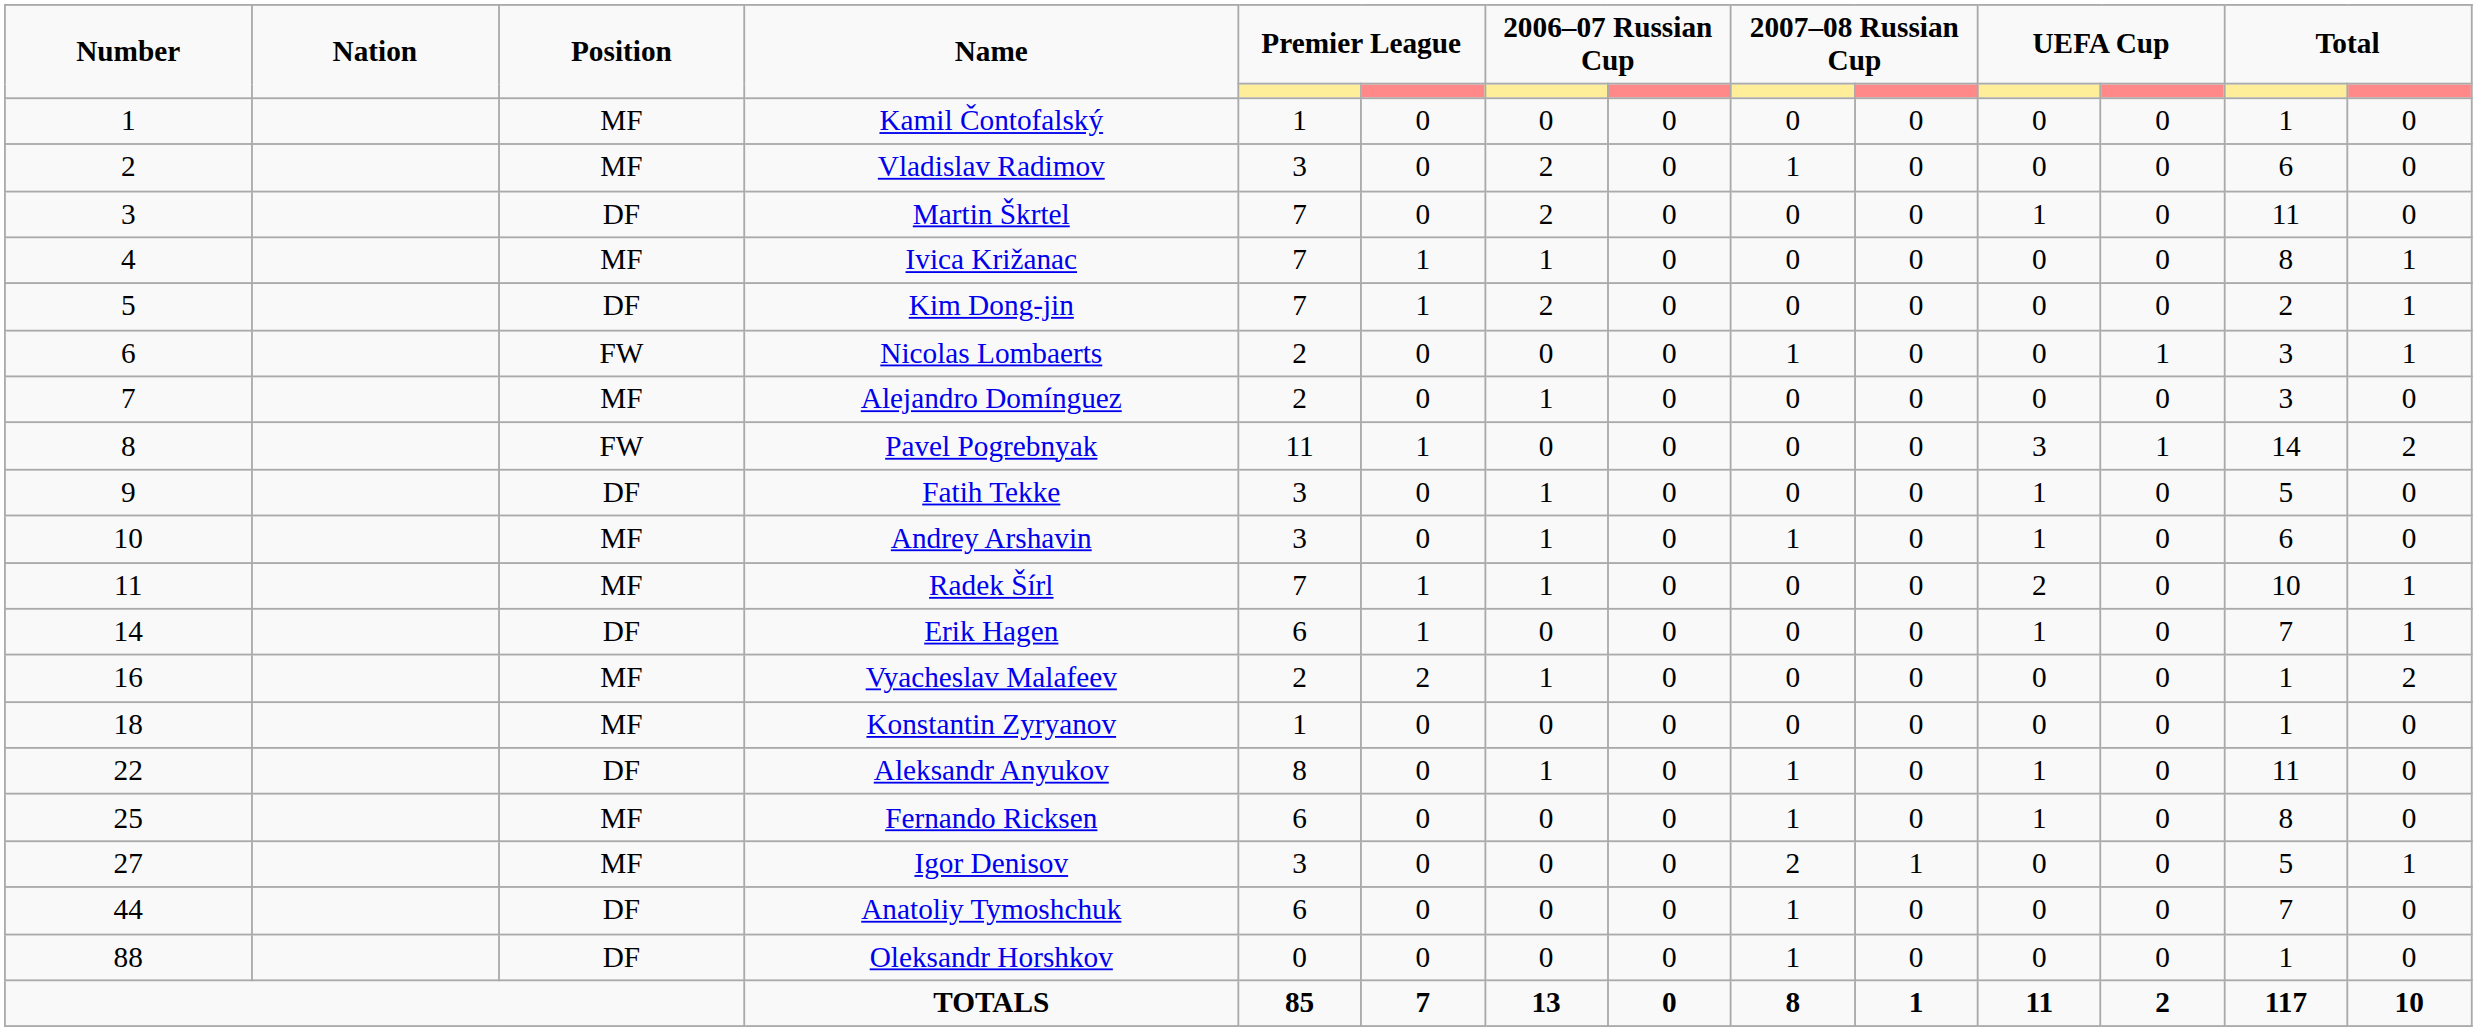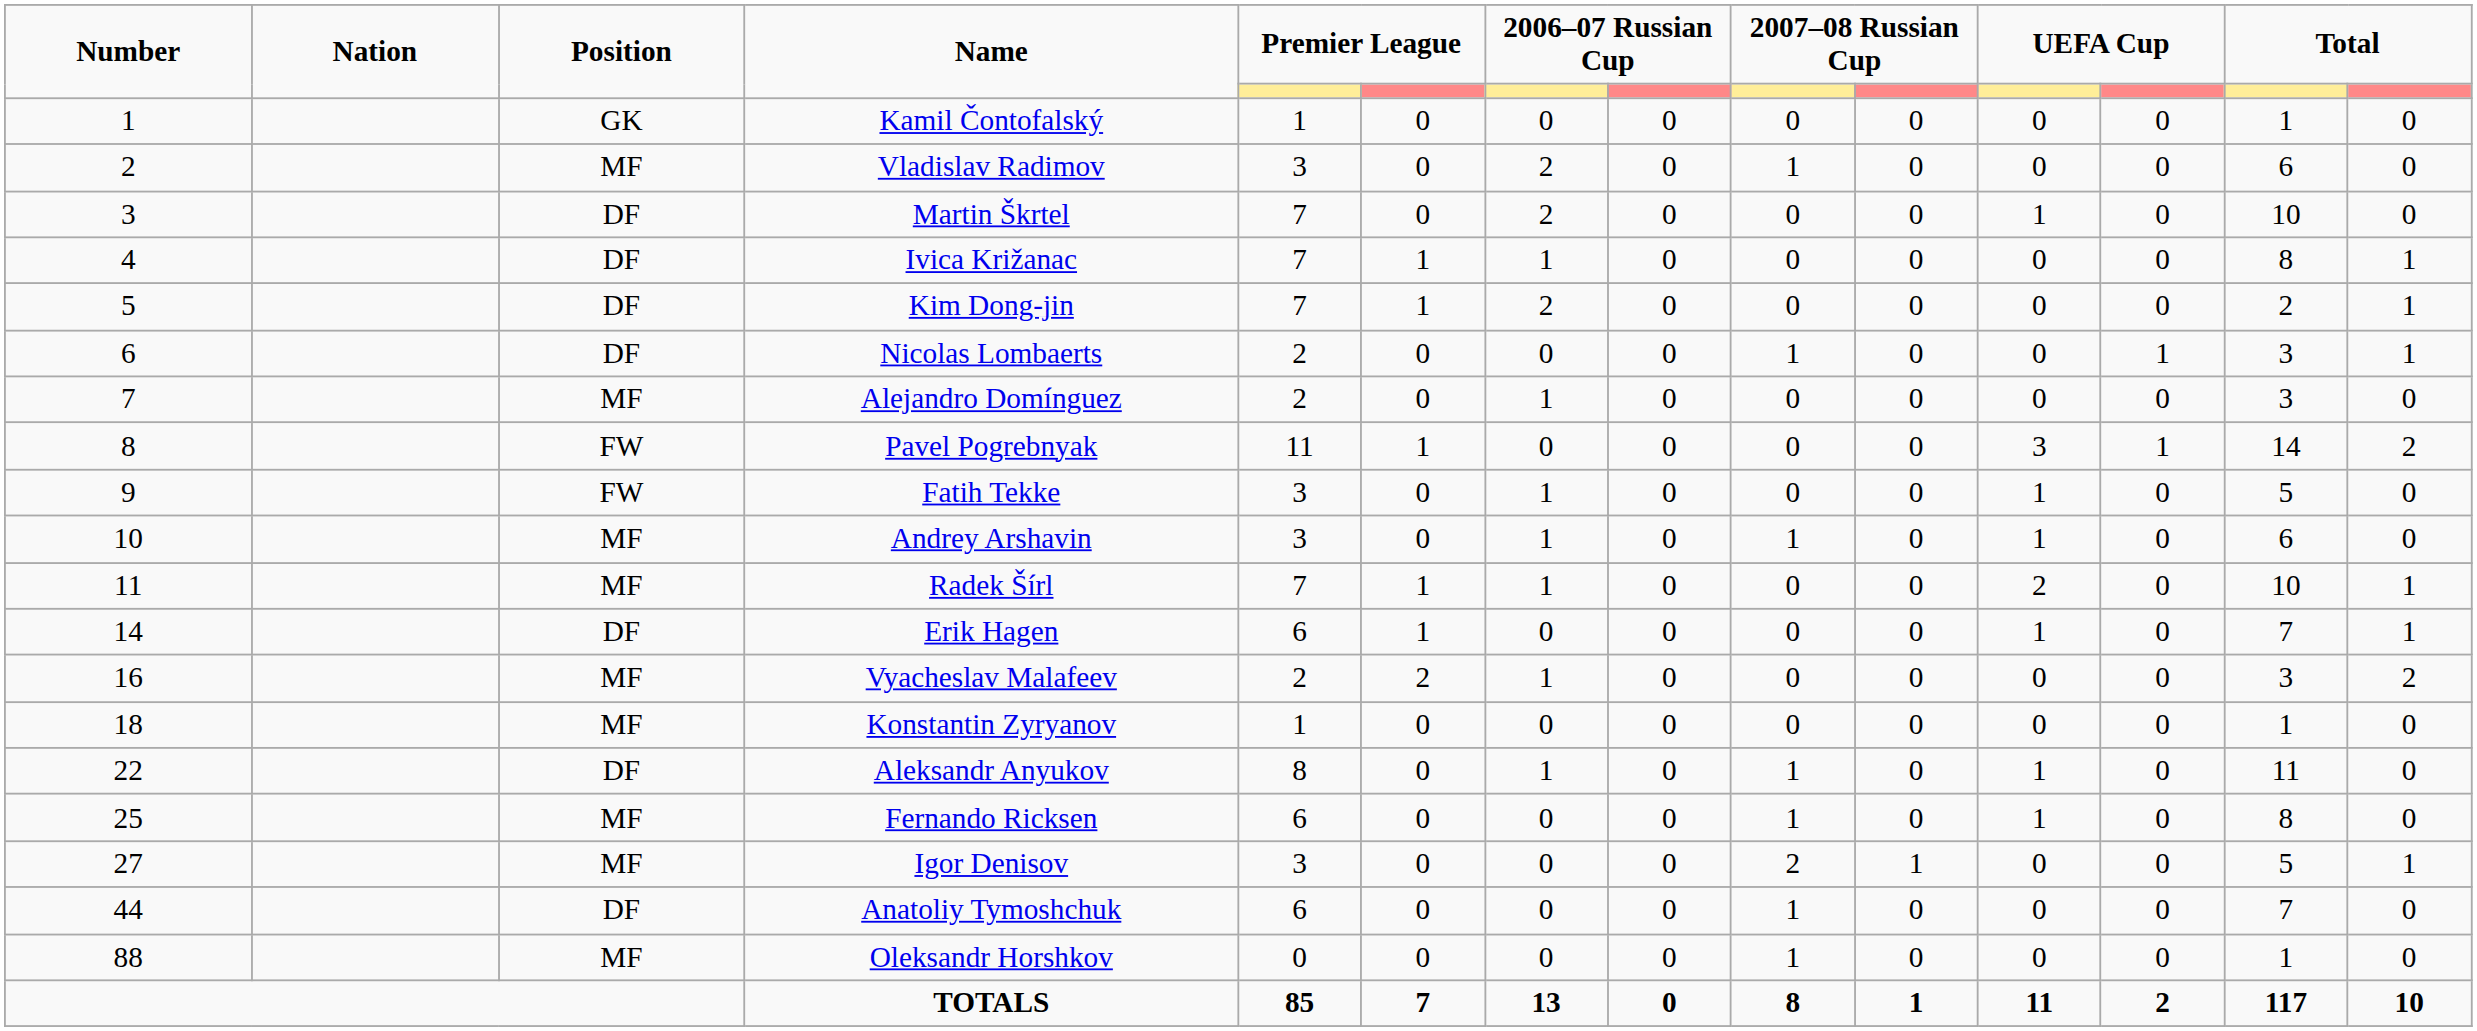(621, 120) MF -> (621, 120) GK
(2286, 213) 11 -> (2286, 213) 10
(621, 259) MF -> (621, 259) DF
(621, 352) FW -> (621, 352) DF
(621, 492) DF -> (621, 492) FW
(2286, 677) 1 -> (2286, 677) 3
(621, 956) DF -> (621, 956) MF
